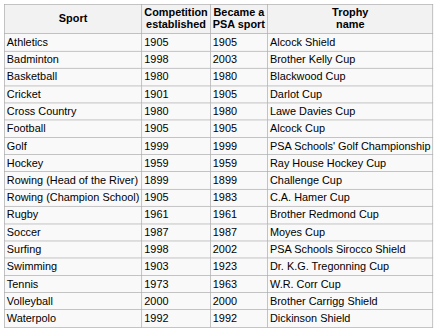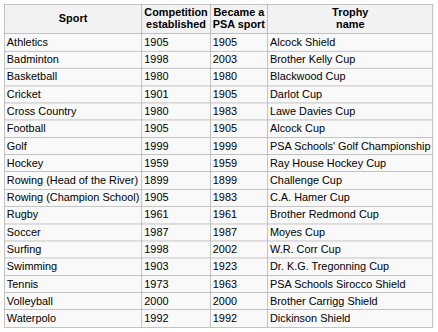(225, 111) 1980 -> (225, 111) 1983
(338, 249) PSA Schools Sirocco Shield -> (305, 249) W.R. Corr Cup
(305, 284) W.R. Corr Cup -> (338, 284) PSA Schools Sirocco Shield
